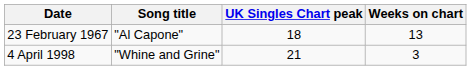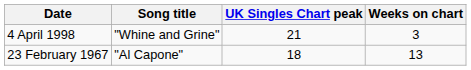rows swapped: (58, 34) <-> (41, 55)
